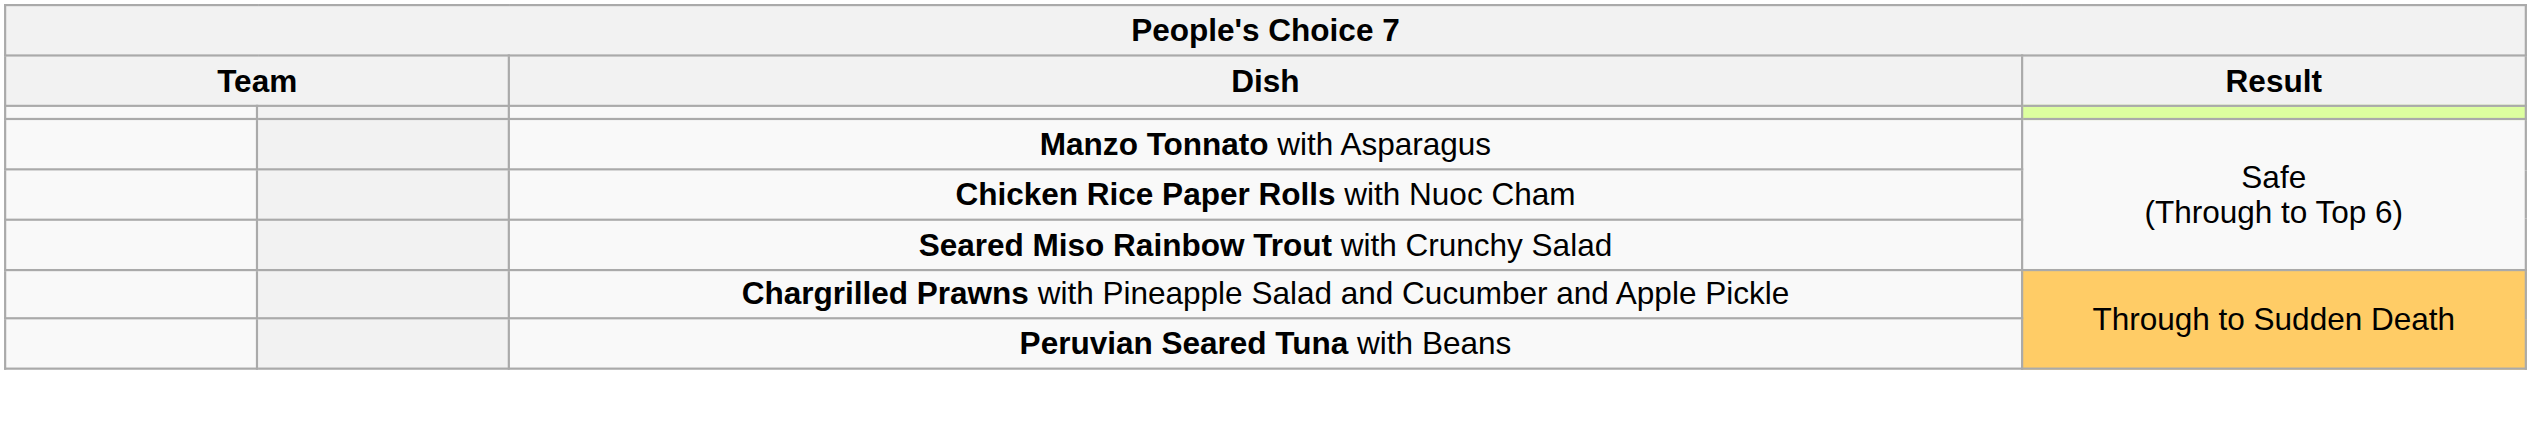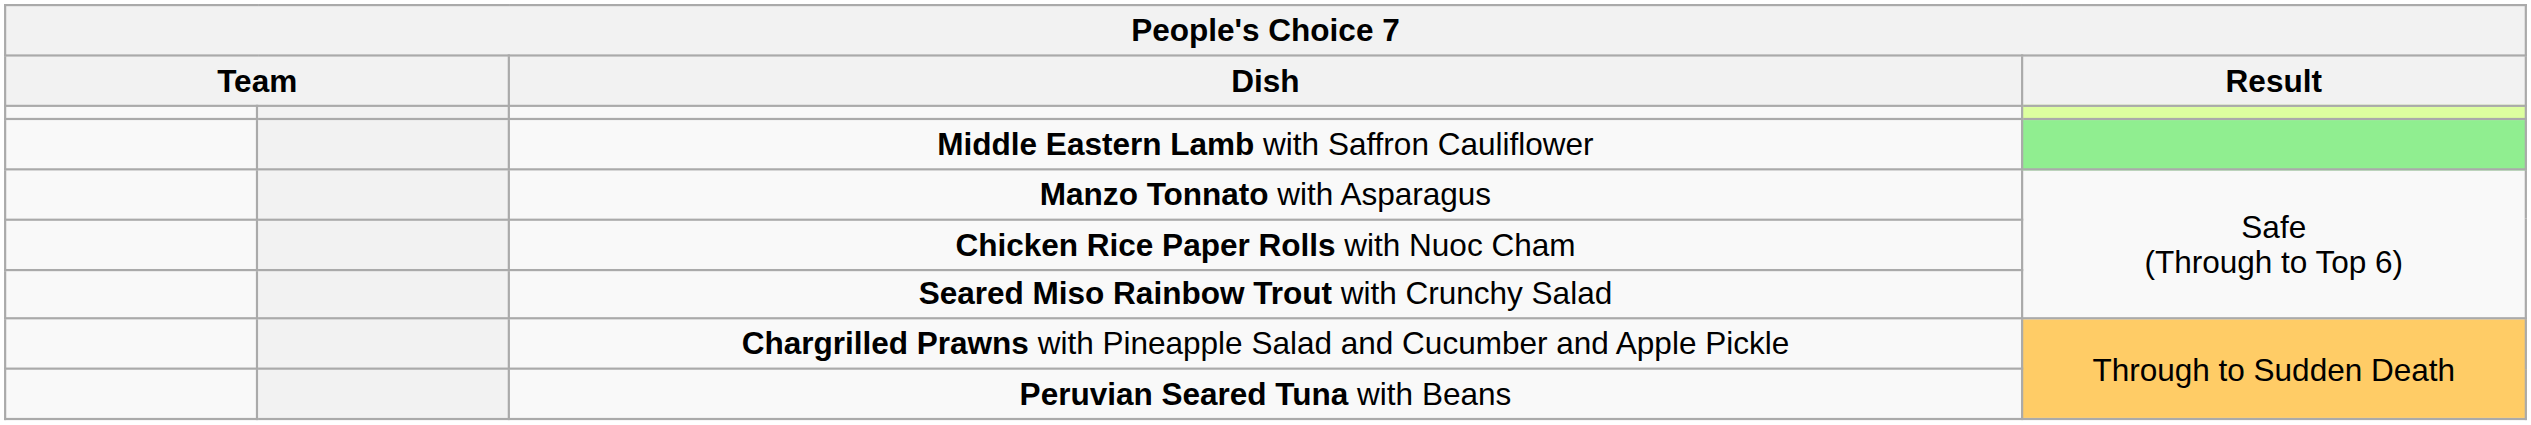+ row: (1265, 145)
